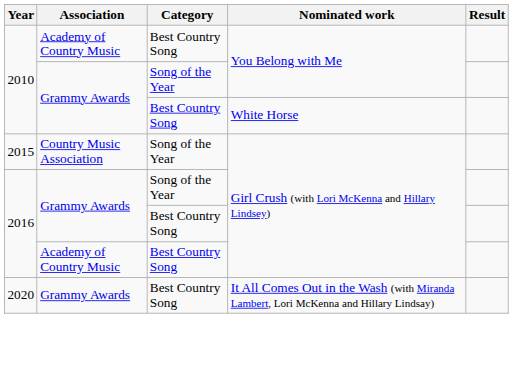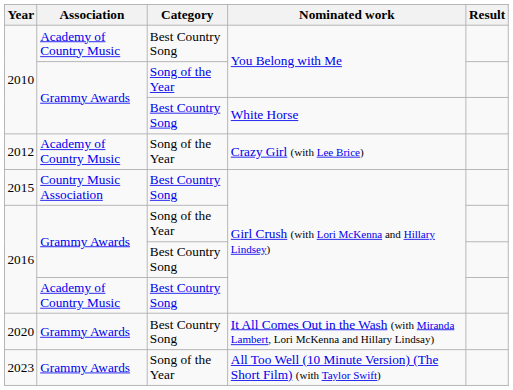+ row: (21, 151)
(180, 151) Song of the Year -> (185, 187) Best Country Song
+ row: (21, 367)
